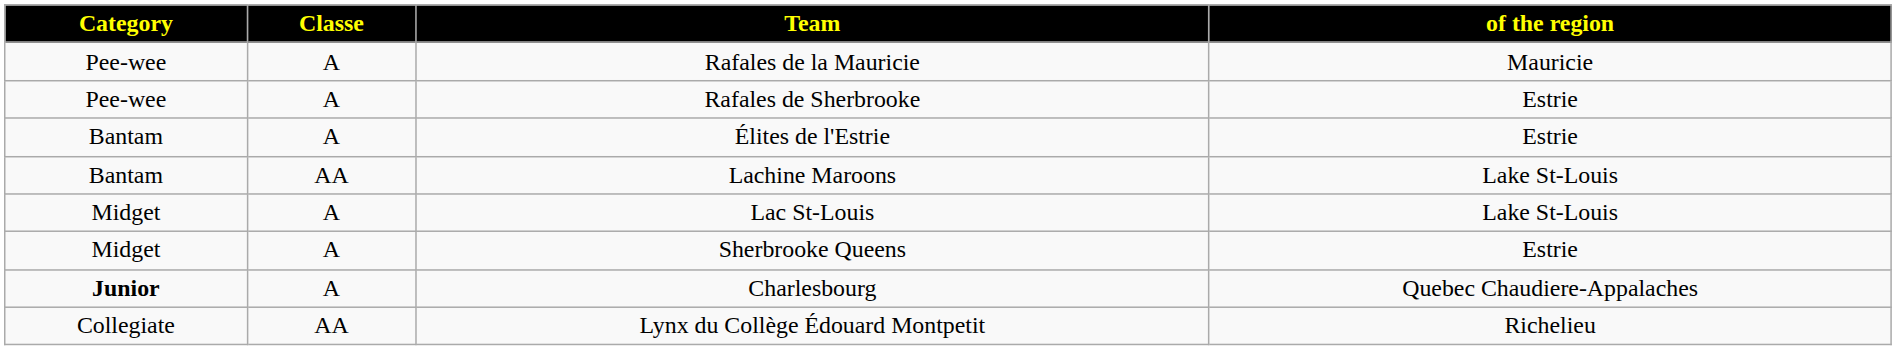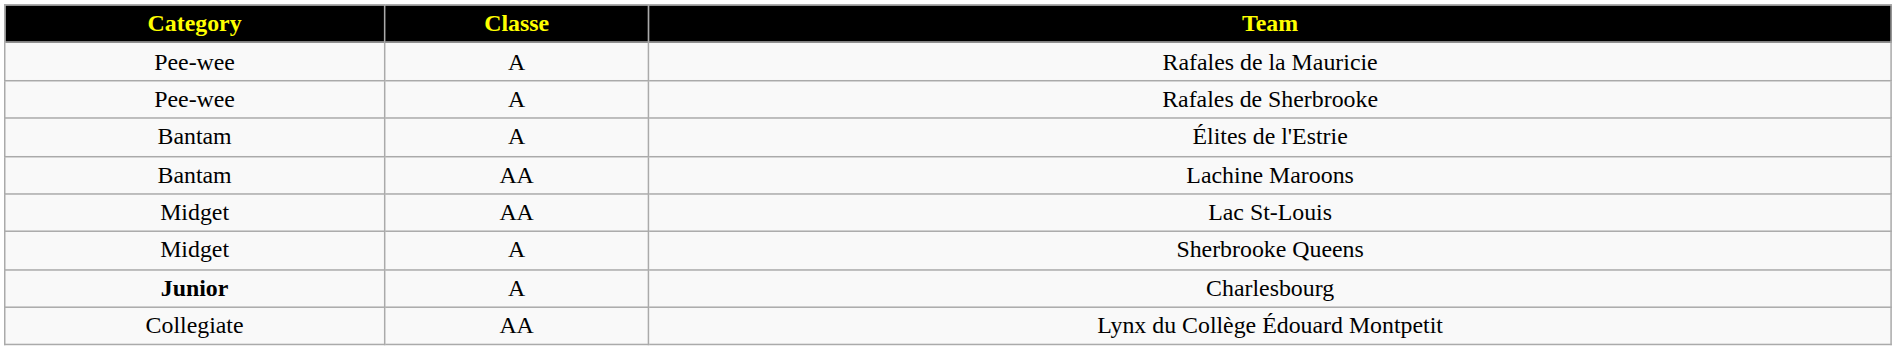- column: (1550, 23)
(331, 212) A -> (517, 212) AA
